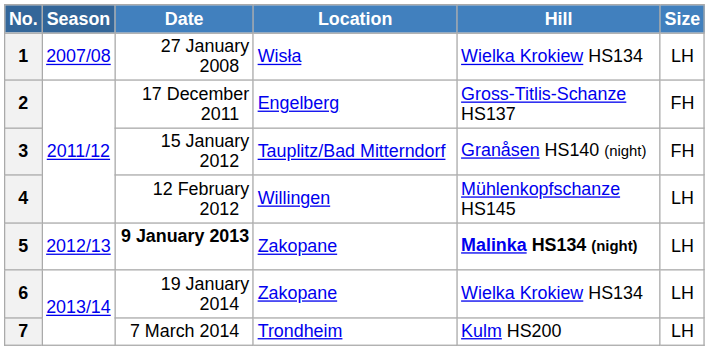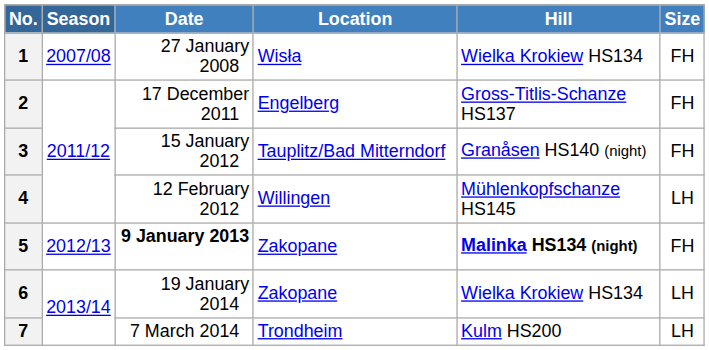(682, 56) LH -> (682, 56) FH
(682, 246) LH -> (682, 246) FH
